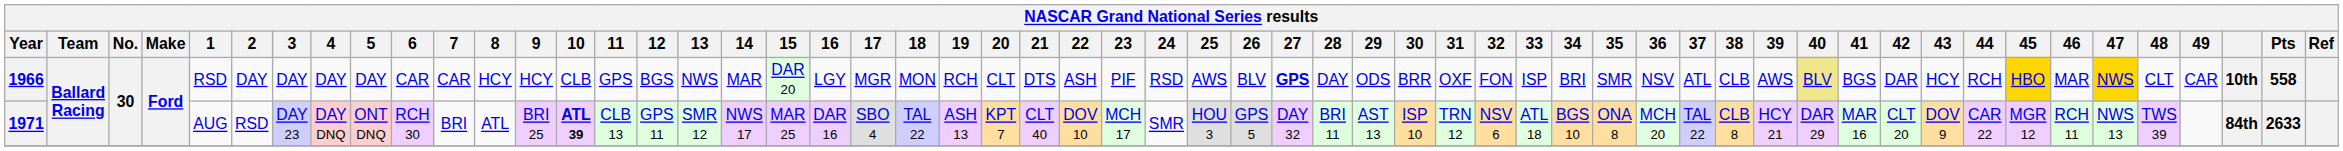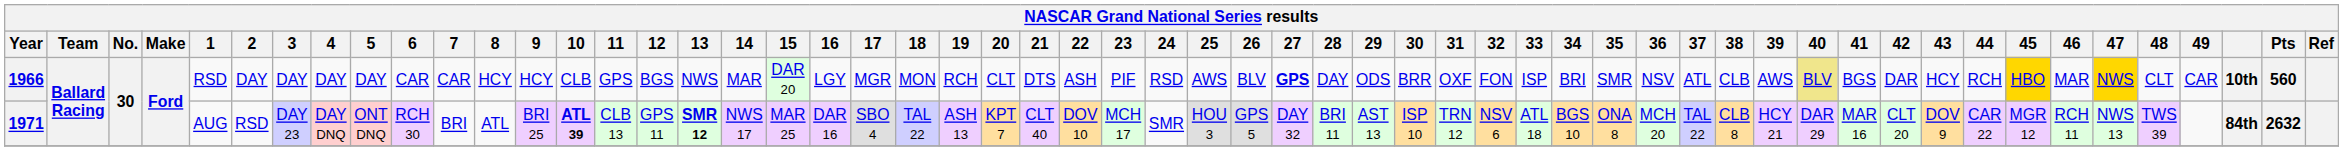(2283, 79) 558 -> (2283, 79) 560
(700, 123) normal -> (700, 124) bold
(2283, 124) 2633 -> (2283, 124) 2632
